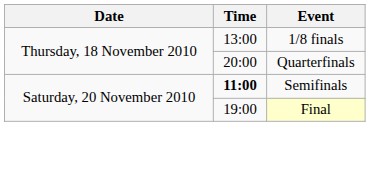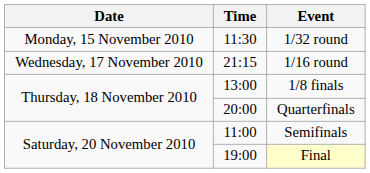+ row: (316, 39)
+ row: (316, 62)
(240, 86) bold -> (240, 132) normal
